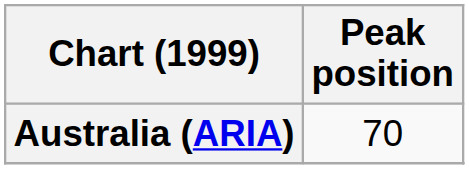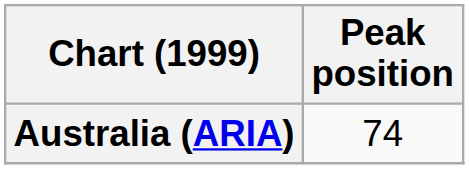(383, 132) 70 -> (383, 132) 74
